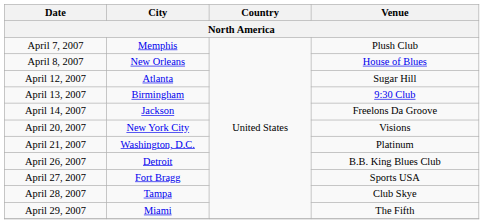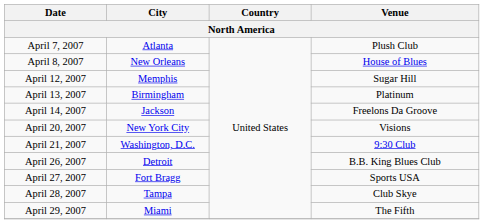(158, 45) Memphis -> (158, 45) Atlanta
(158, 78) Atlanta -> (158, 78) Memphis
(395, 95) 9:30 Club -> (395, 95) Platinum
(395, 144) Platinum -> (395, 144) 9:30 Club
